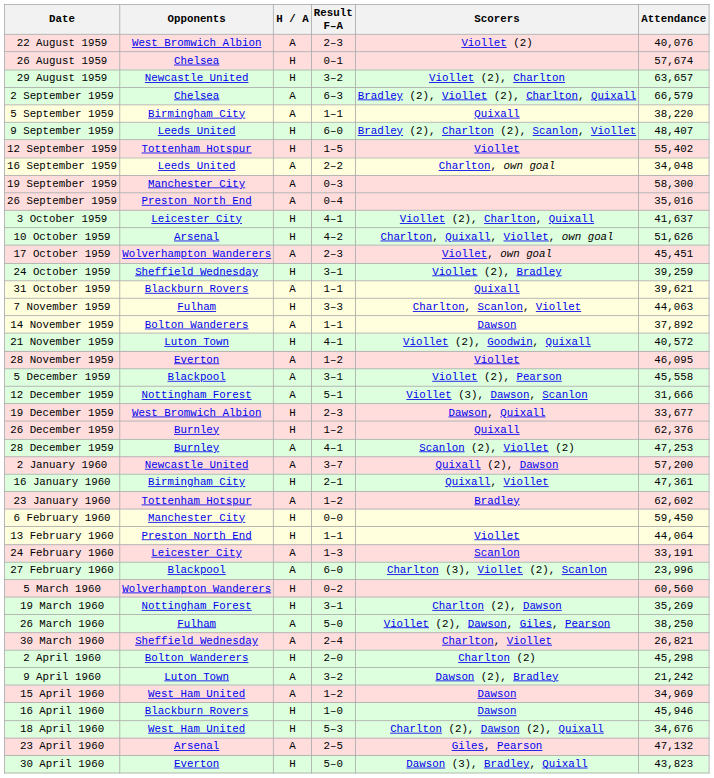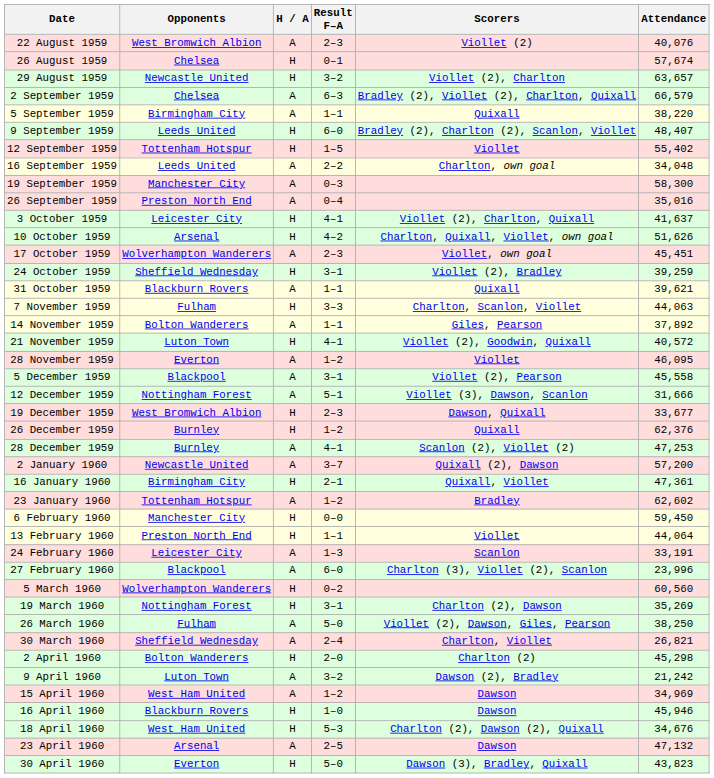(497, 325) Dawson -> (497, 325) Giles, Pearson
(497, 747) Giles, Pearson -> (497, 747) Dawson
